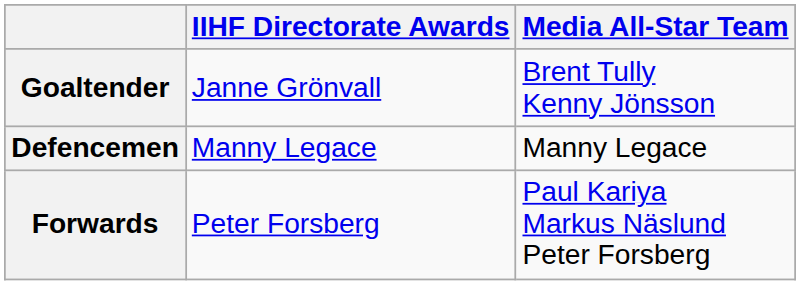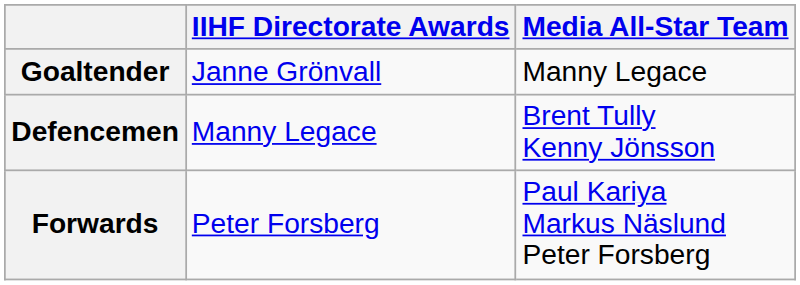(619, 87) Brent Tully Kenny Jönsson -> (615, 71) Manny Legace
(615, 147) Manny Legace -> (619, 131) Brent Tully Kenny Jönsson
